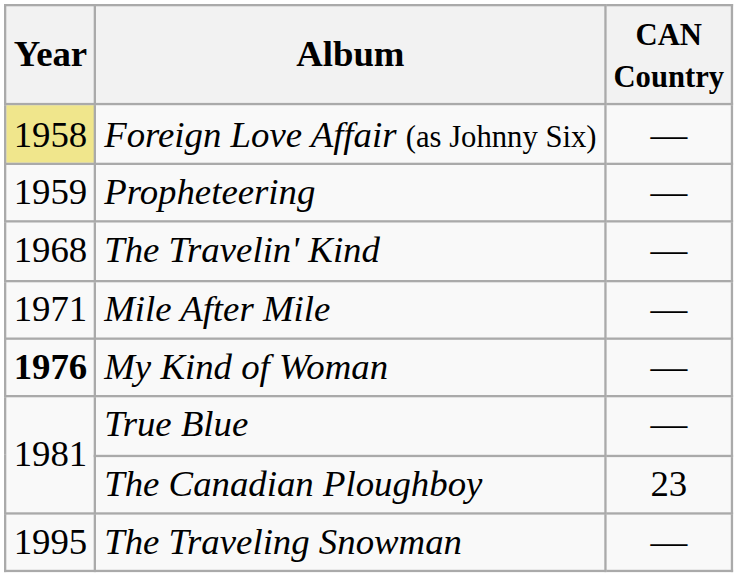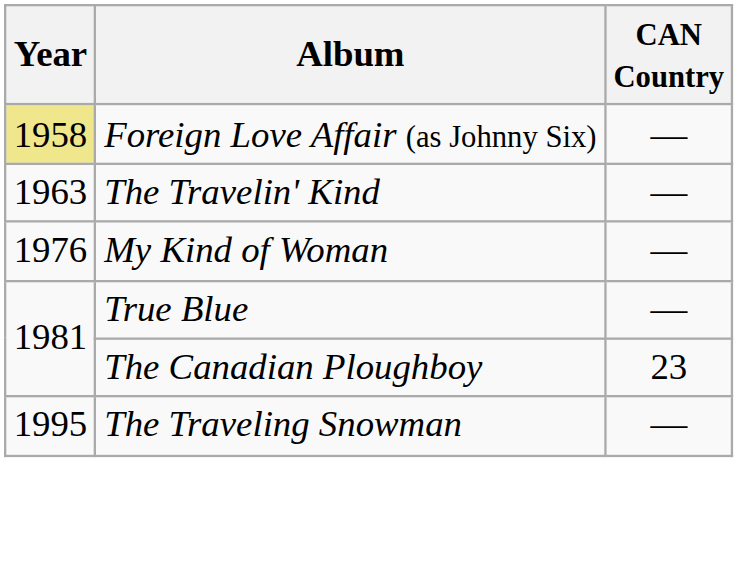- row: (210, 191)
(50, 250) 1968 -> (50, 191) 1963
- row: (217, 308)
(50, 366) bold -> (50, 250) normal
